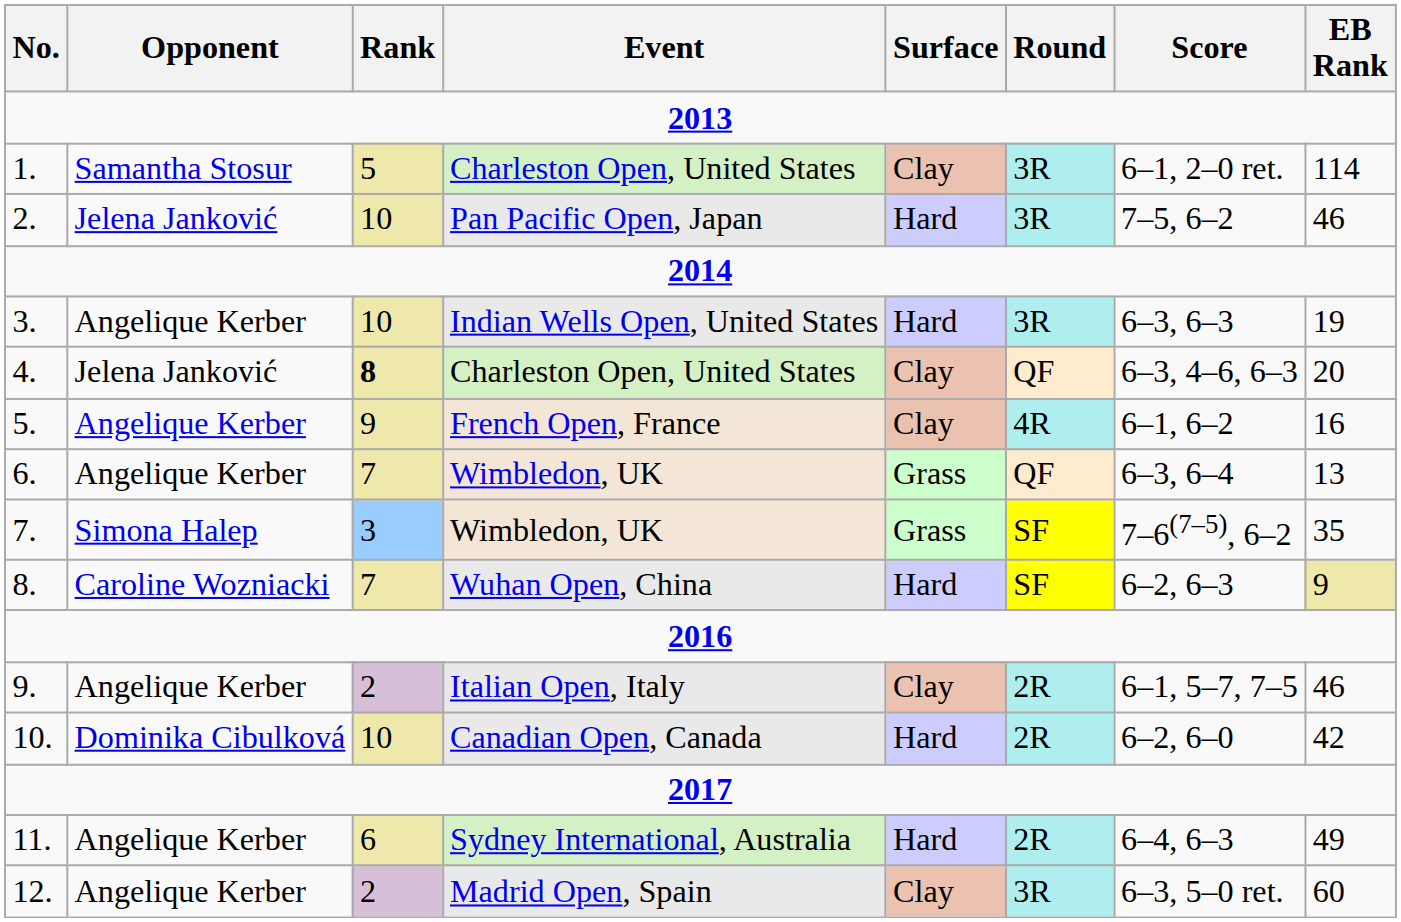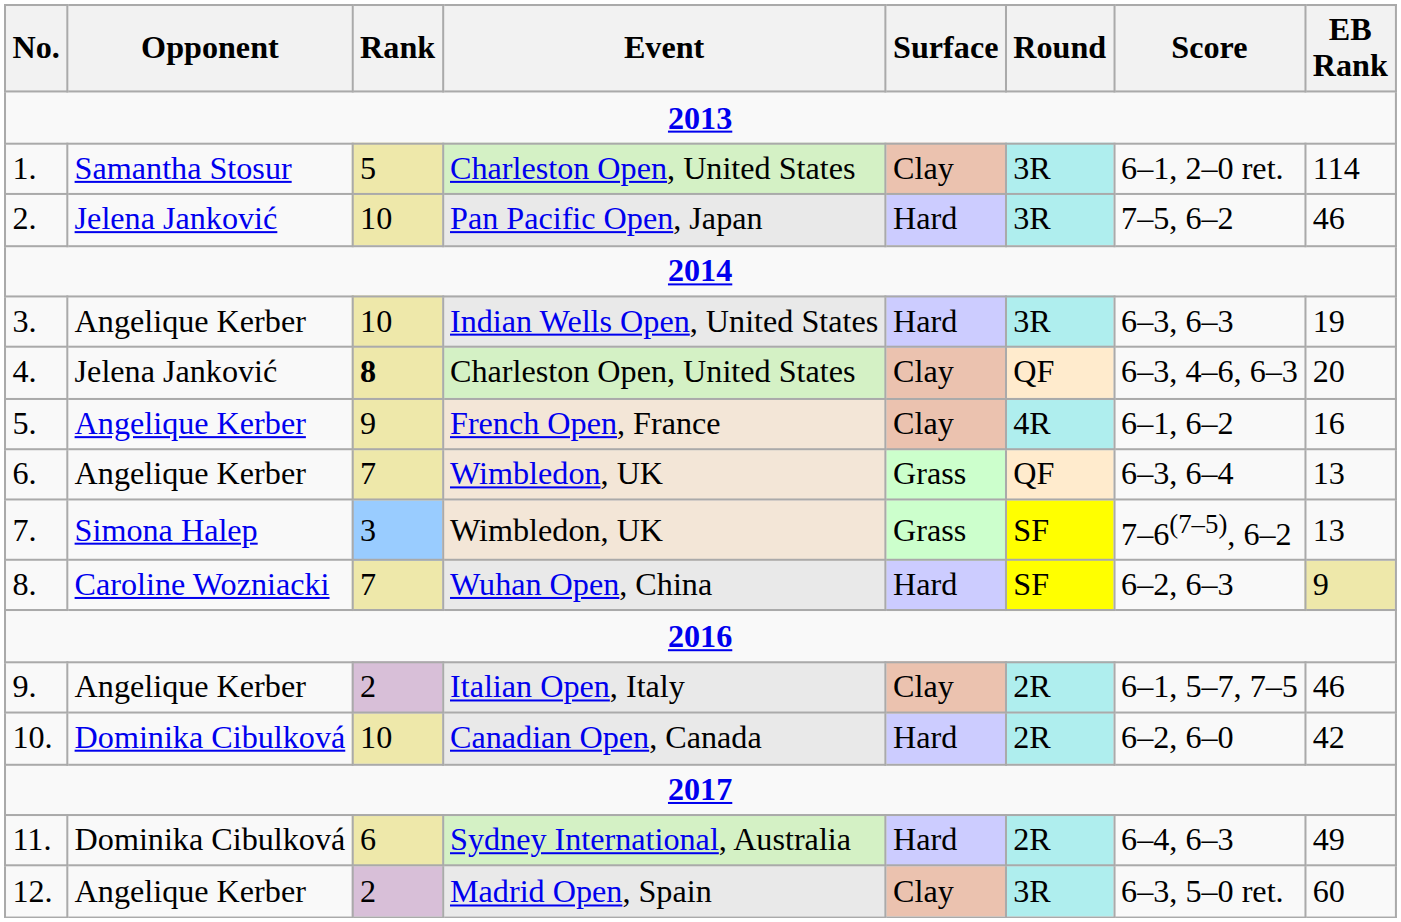(1329, 529) 35 -> (1329, 529) 13
(190, 839) Angelique Kerber -> (210, 839) Dominika Cibulková
